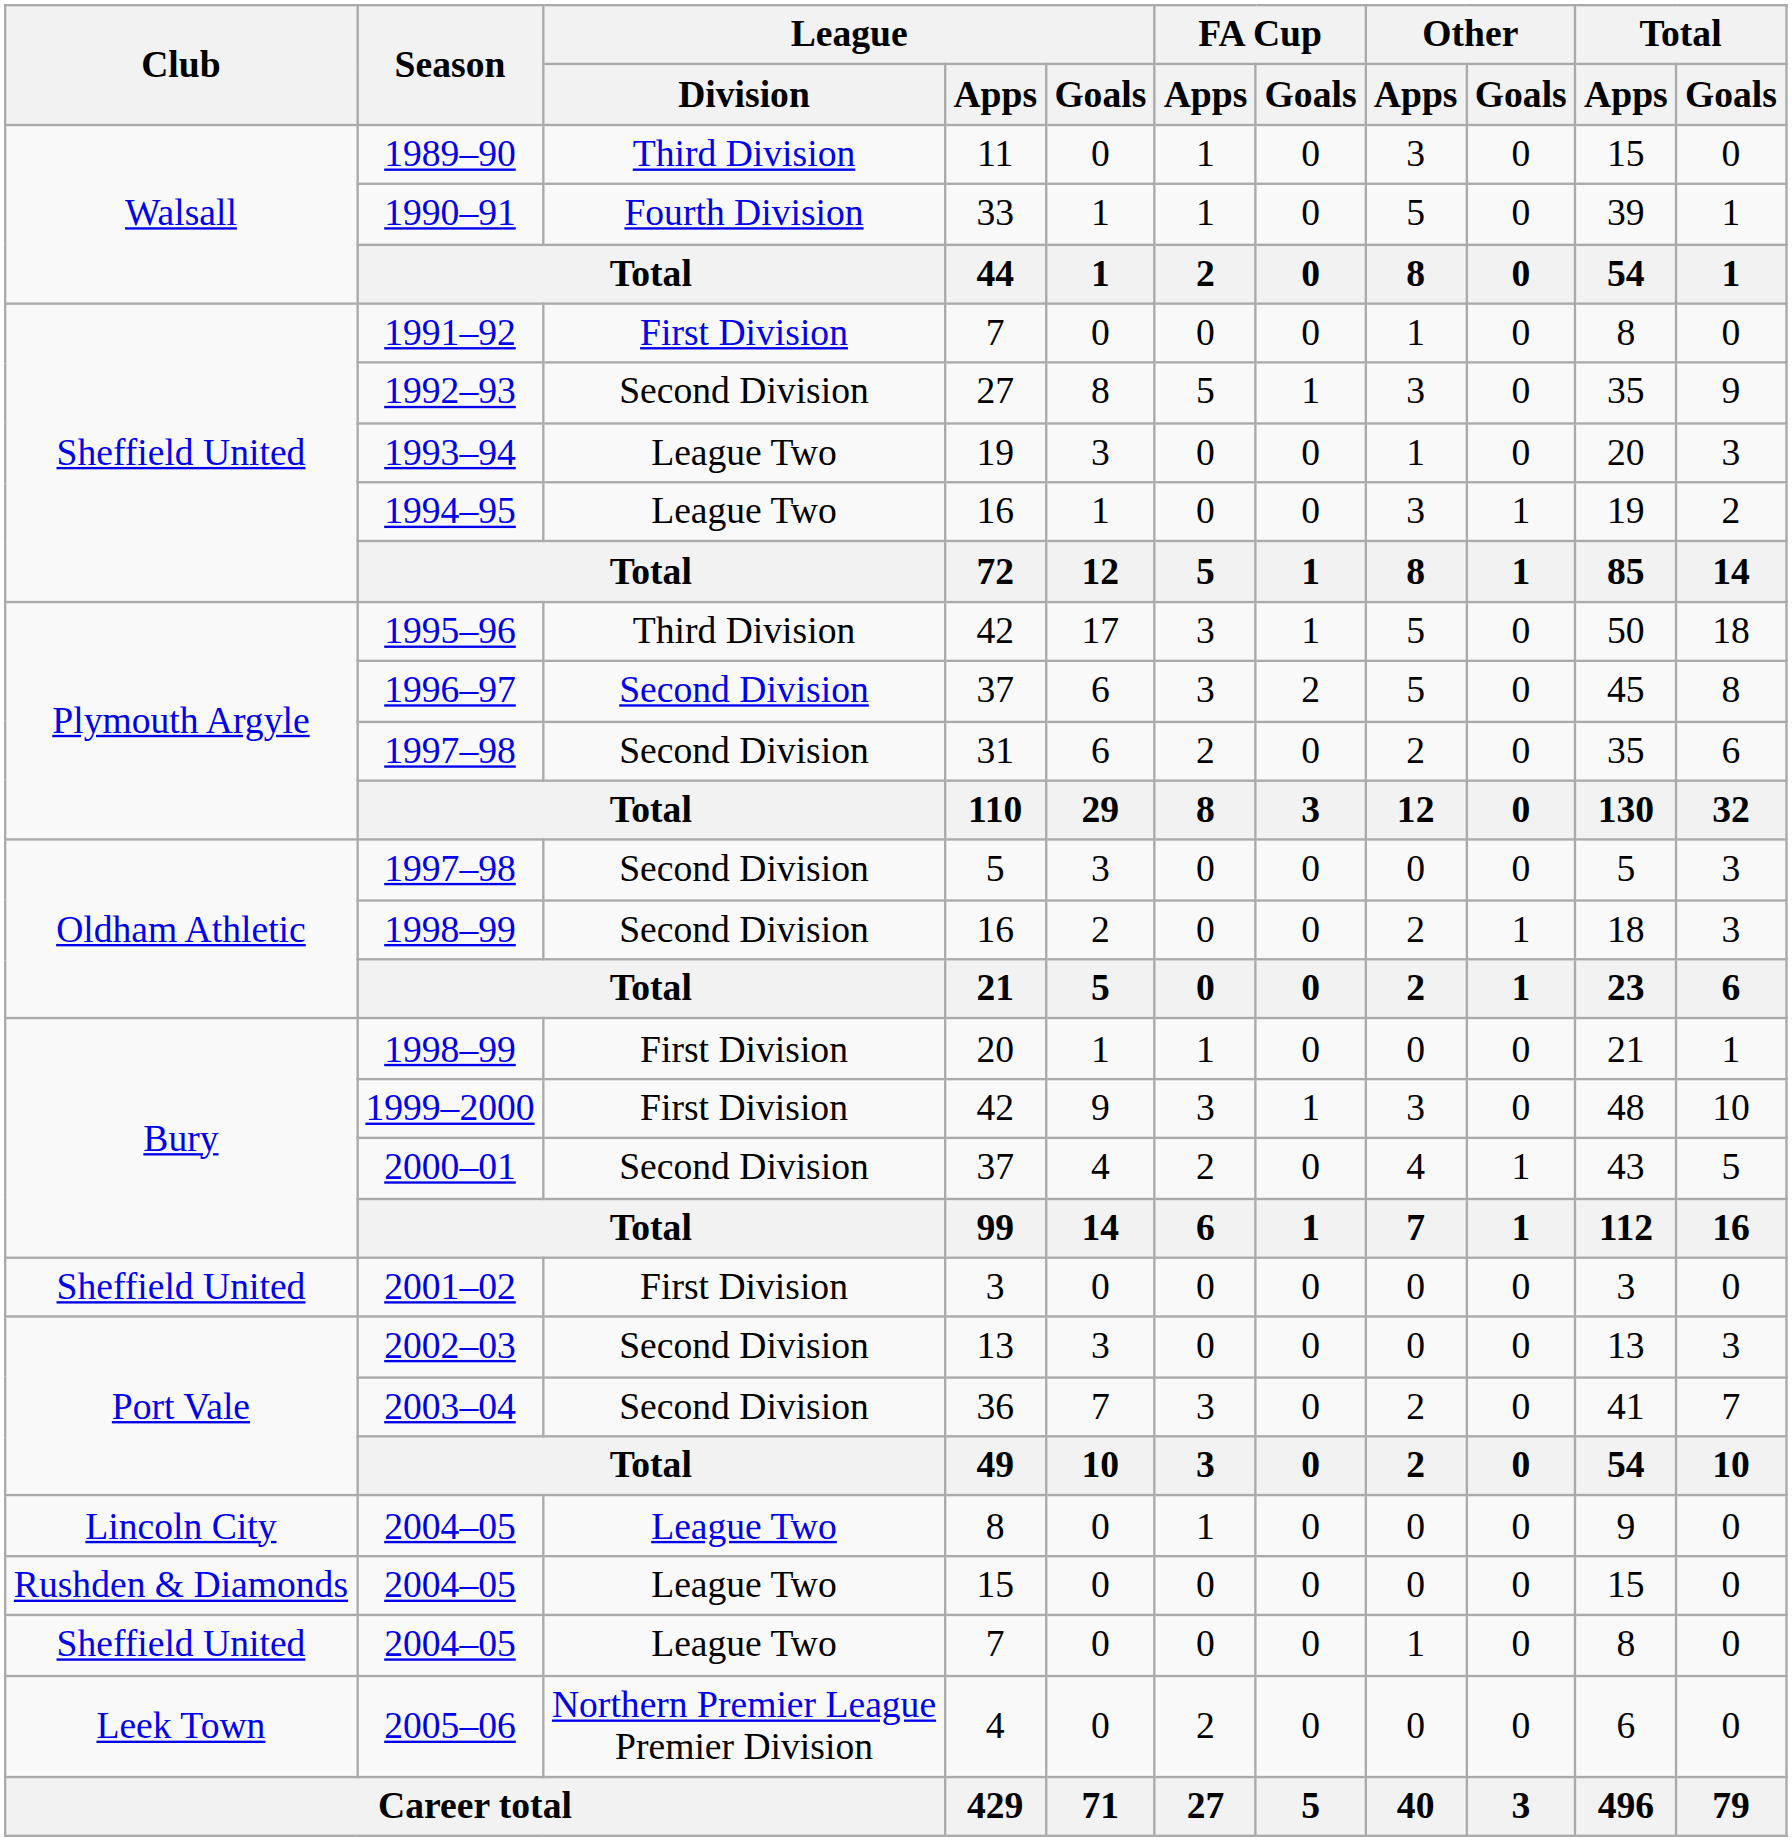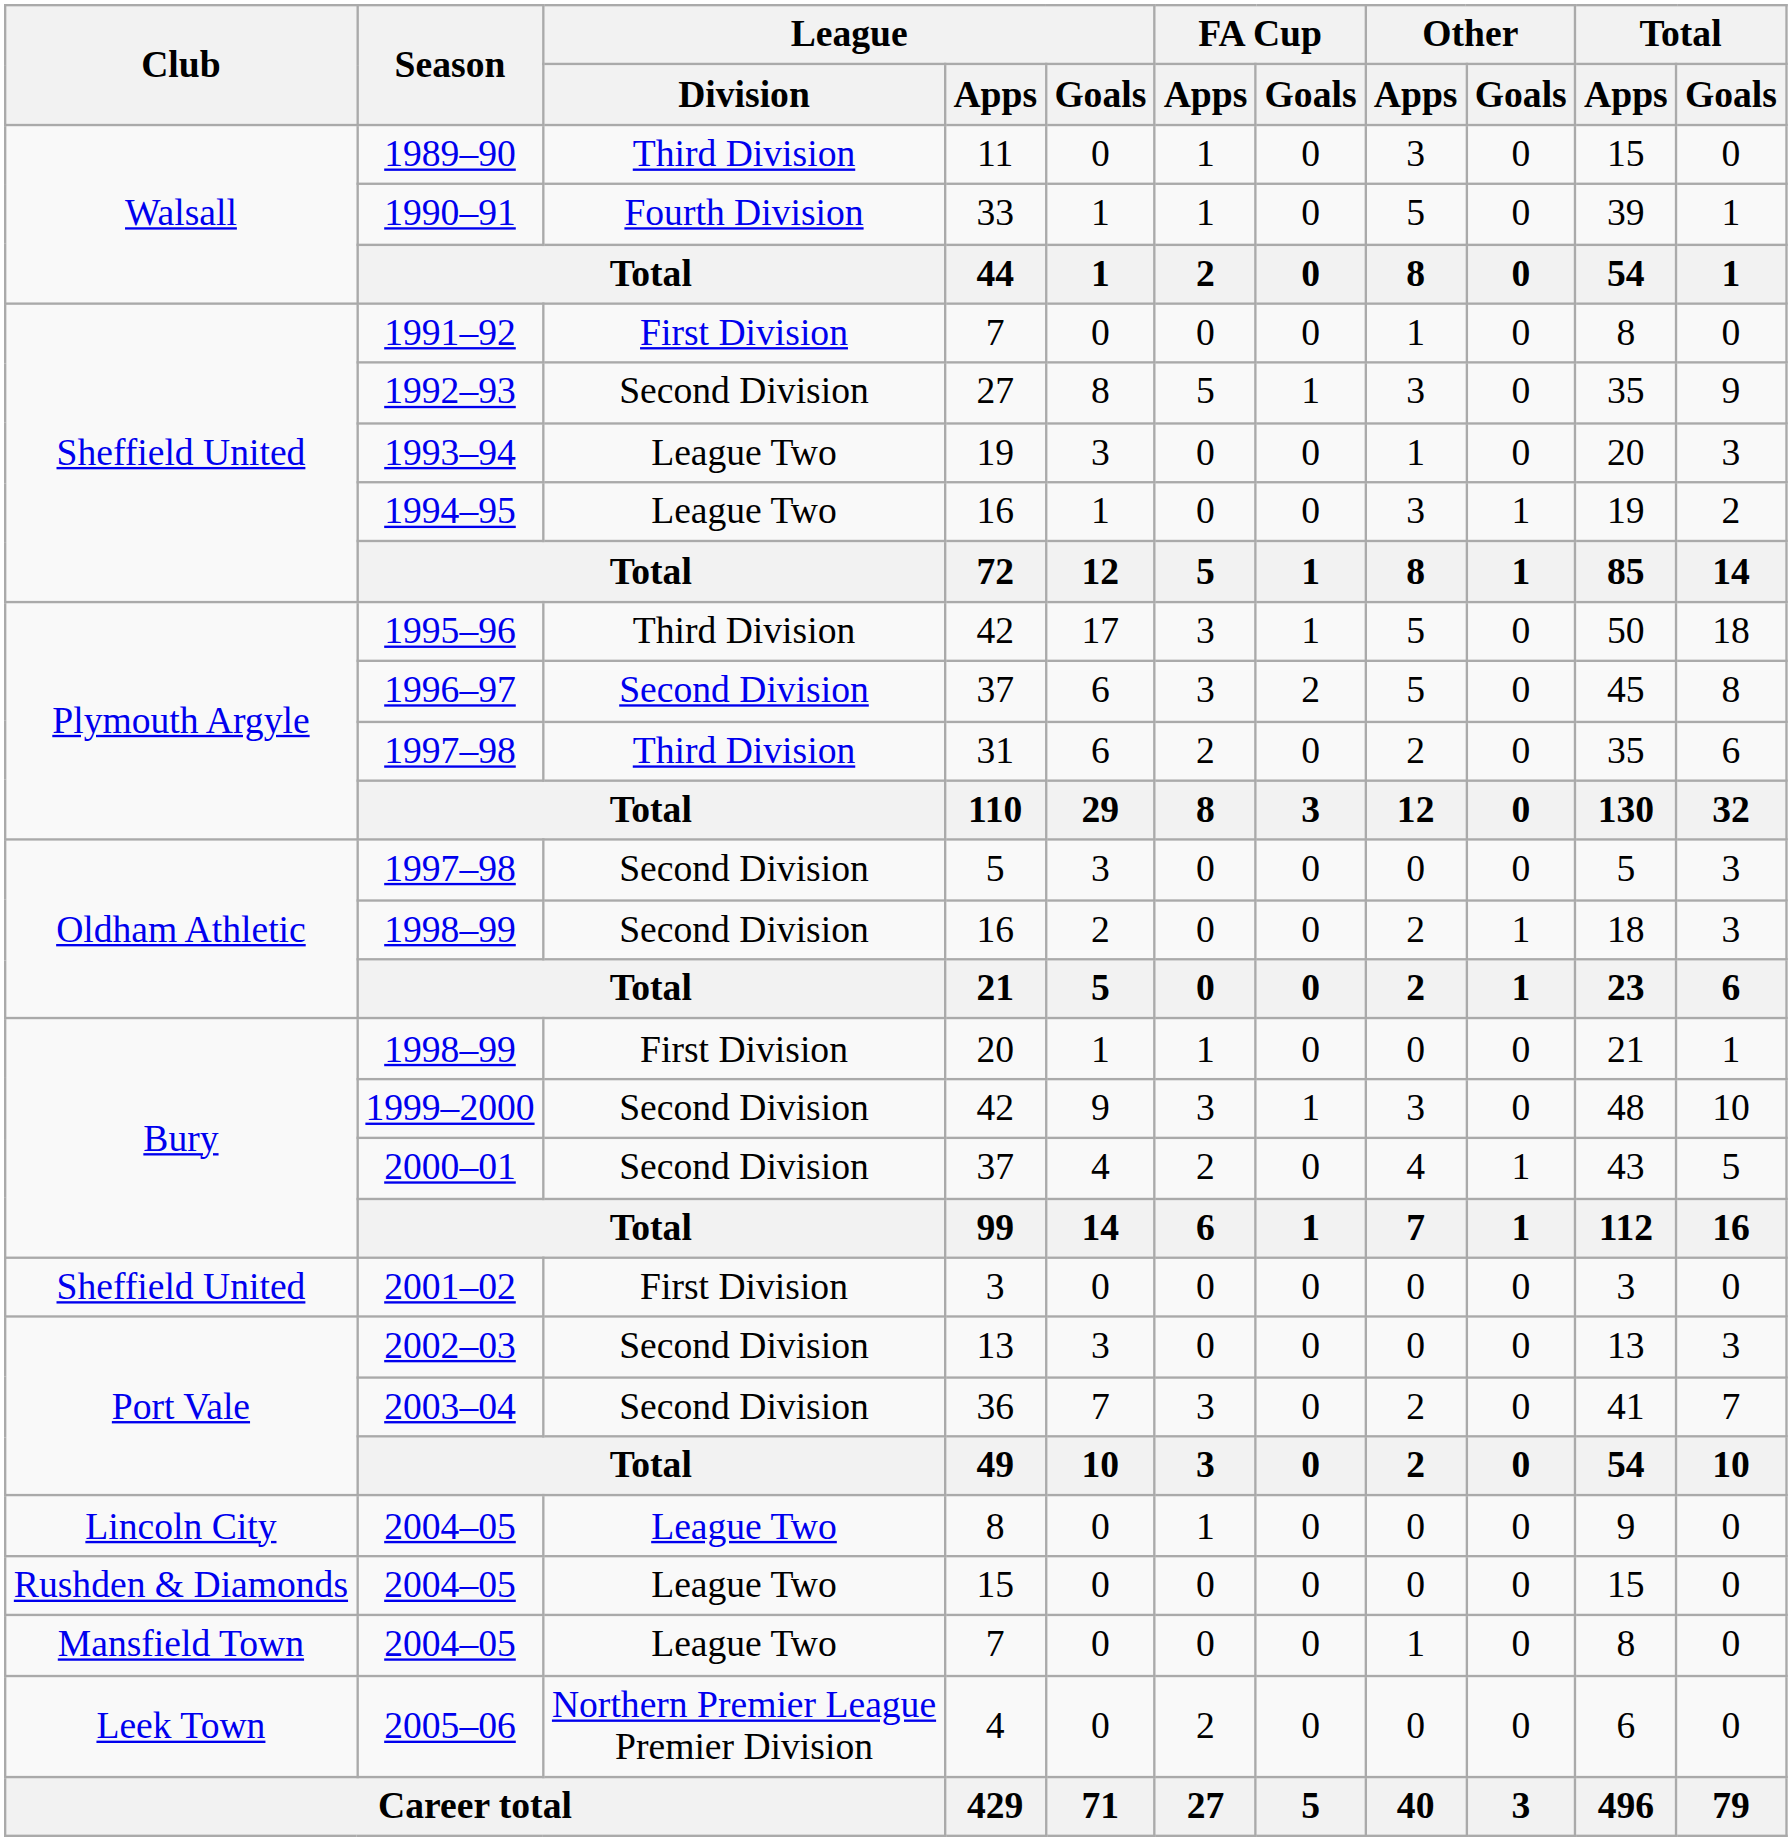(744, 749) Second Division -> (744, 749) Third Division
(744, 1107) First Division -> (744, 1107) Second Division
(181, 1644) Sheffield United -> (181, 1644) Mansfield Town
